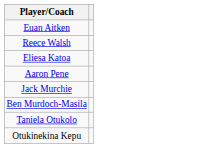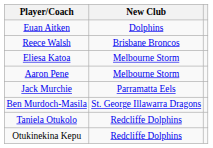+ column: (146, 12)
